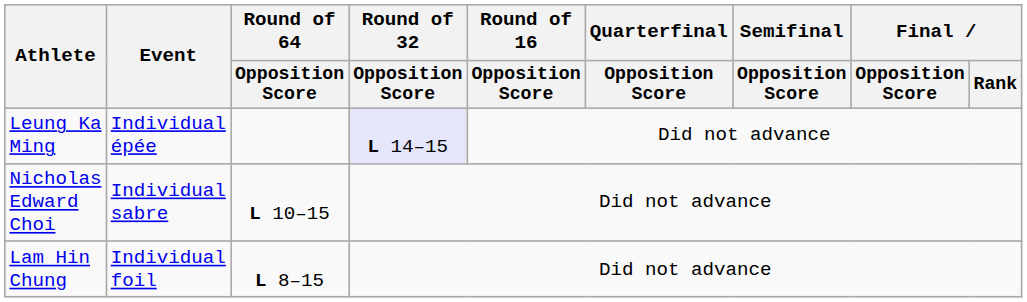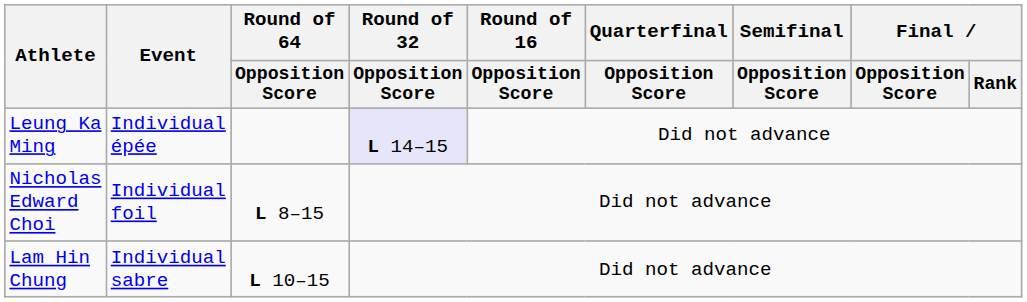(168, 202) Individual sabre -> (168, 202) Individual foil
(290, 214) L 10–15 -> (290, 214) L 8–15
(168, 269) Individual foil -> (168, 269) Individual sabre
(290, 280) L 8–15 -> (290, 280) L 10–15
